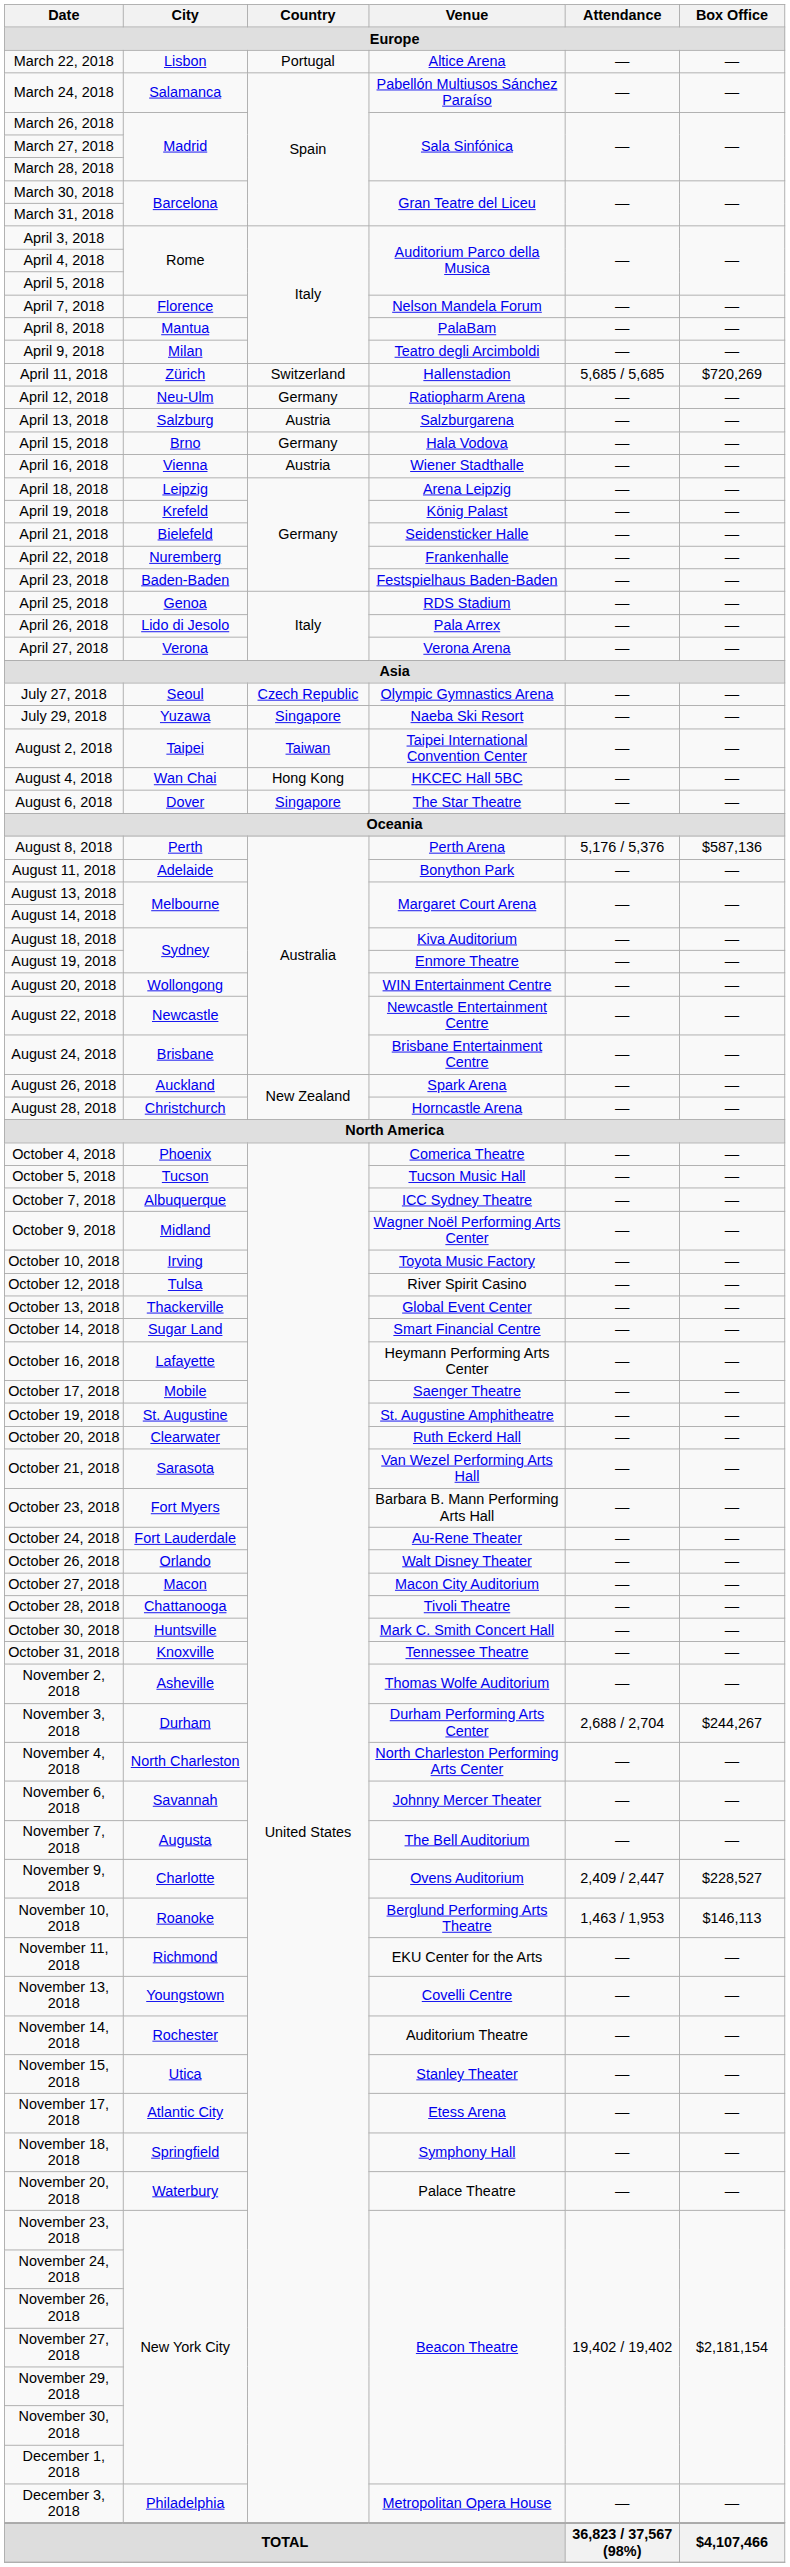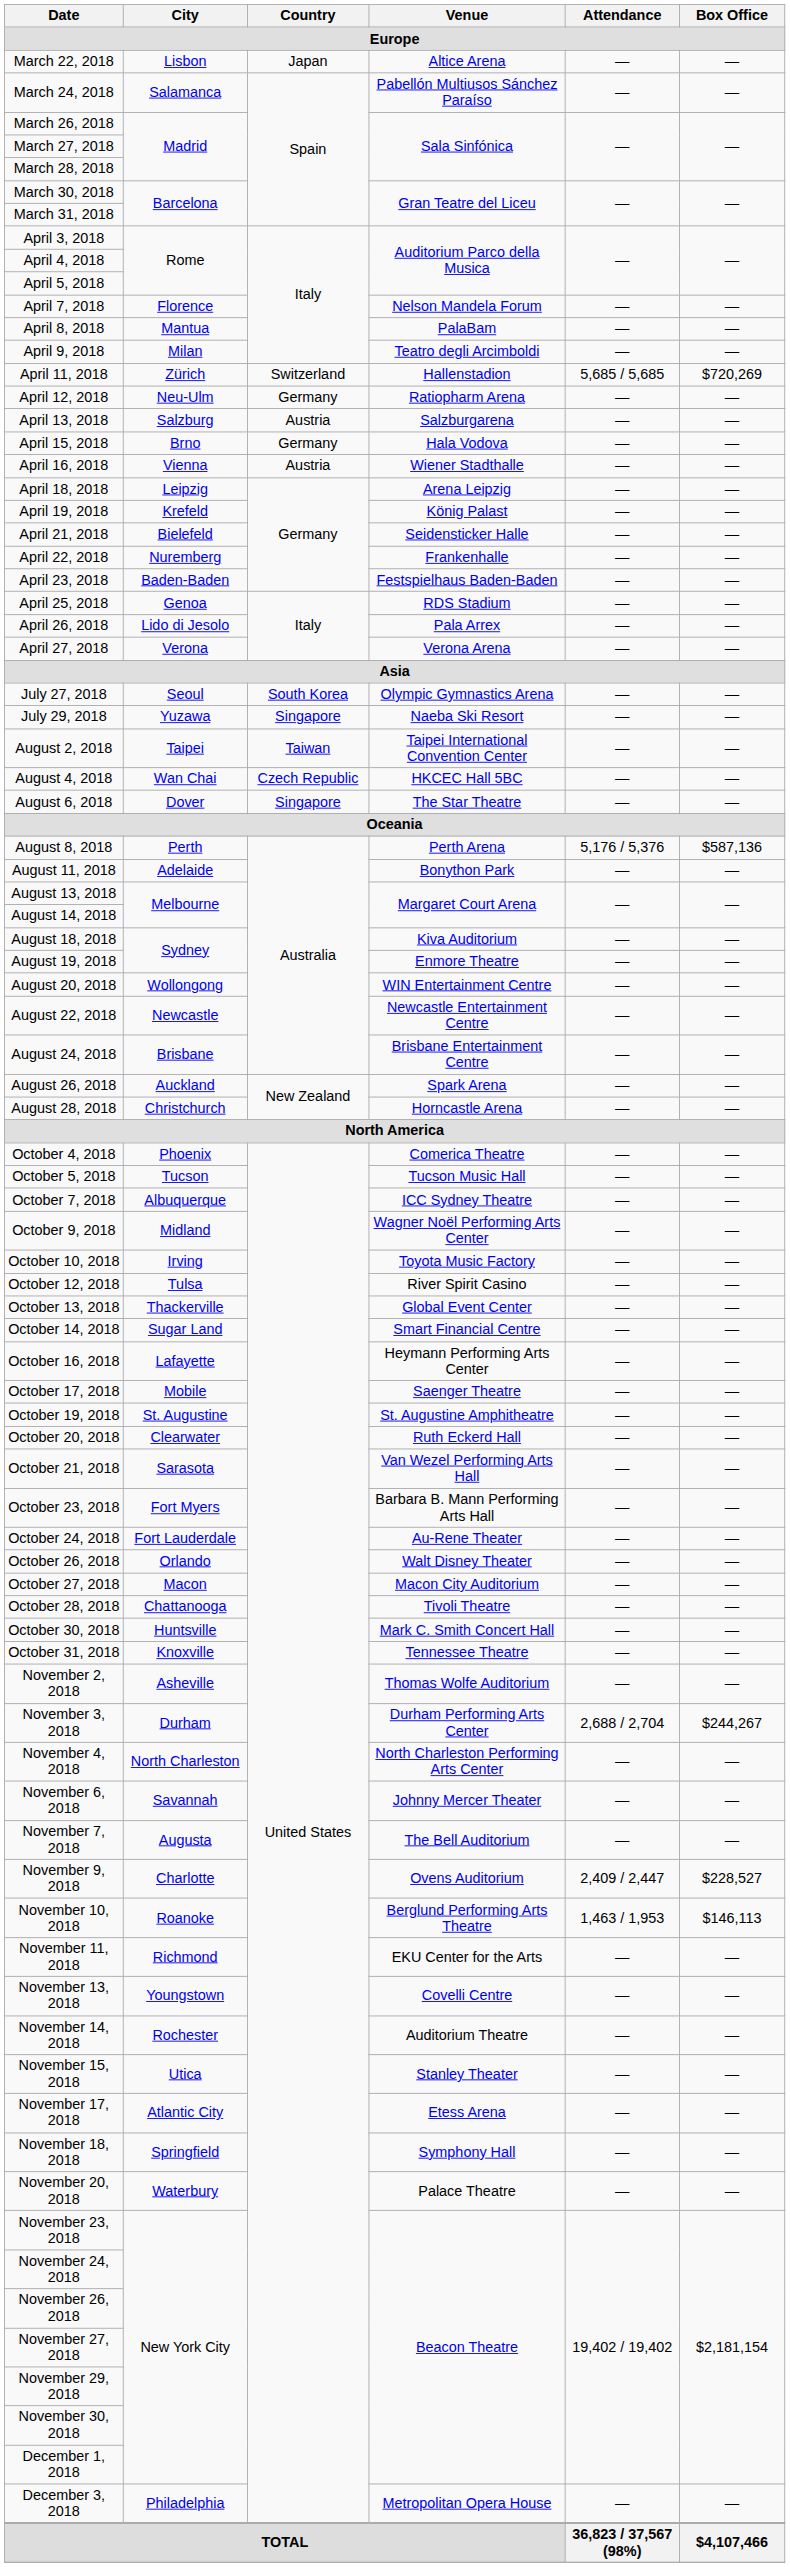(308, 61) Portugal -> (308, 61) Japan
(308, 694) Czech Republic -> (308, 694) South Korea
(308, 779) Hong Kong -> (308, 779) Czech Republic
